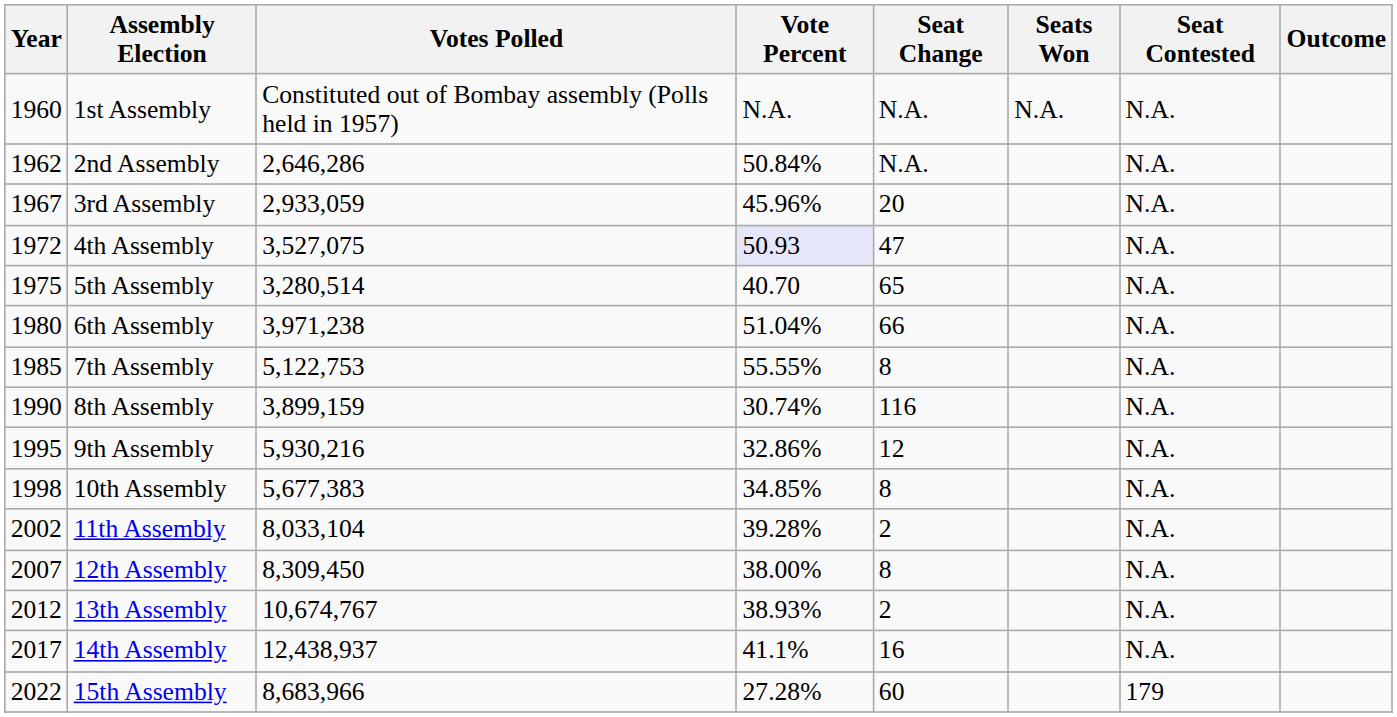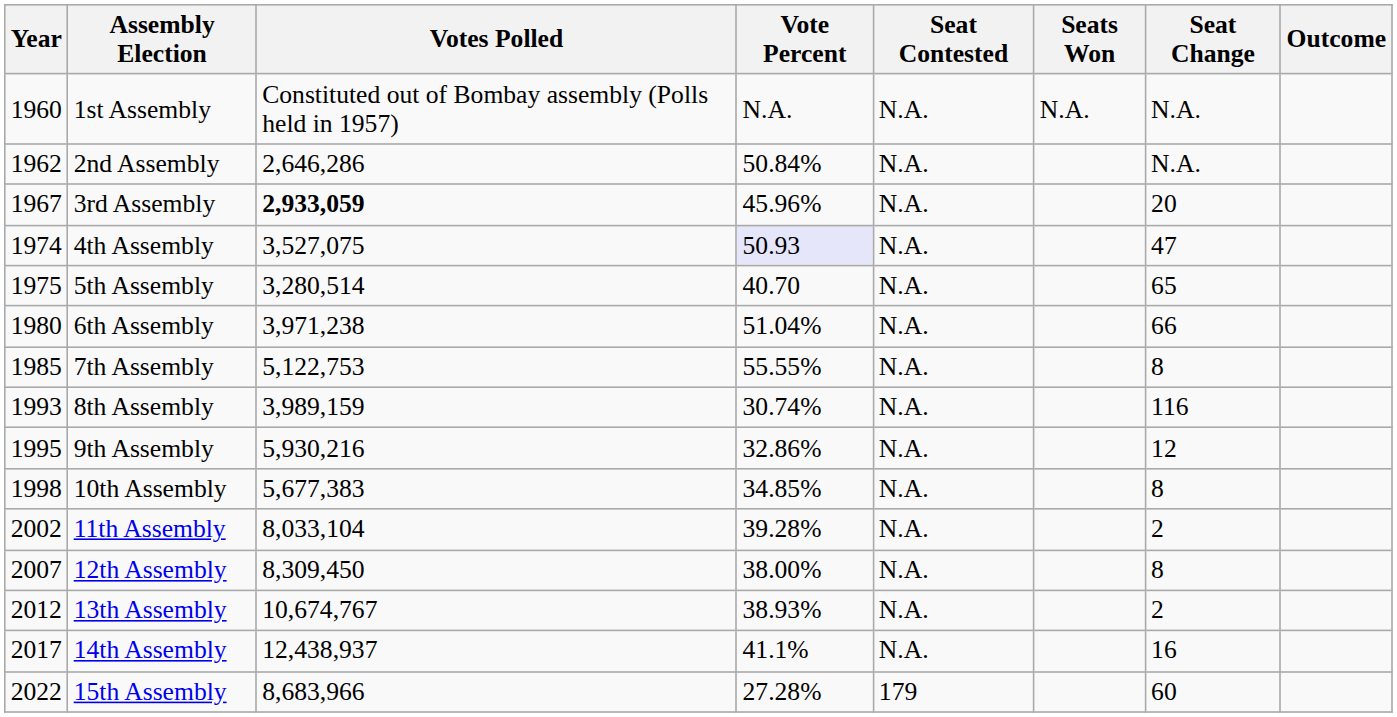columns swapped: (1200, 39) <-> (941, 39)
(313, 204) normal -> (313, 204) bold
(36, 244) 1972 -> (36, 244) 1974
(36, 407) 1990 -> (36, 407) 1993
(313, 407) 3,899,159 -> (313, 407) 3,989,159
